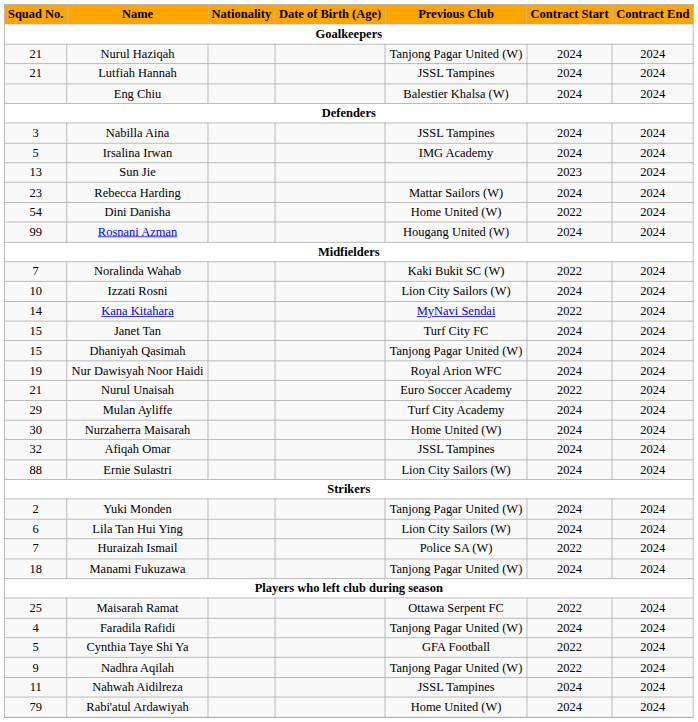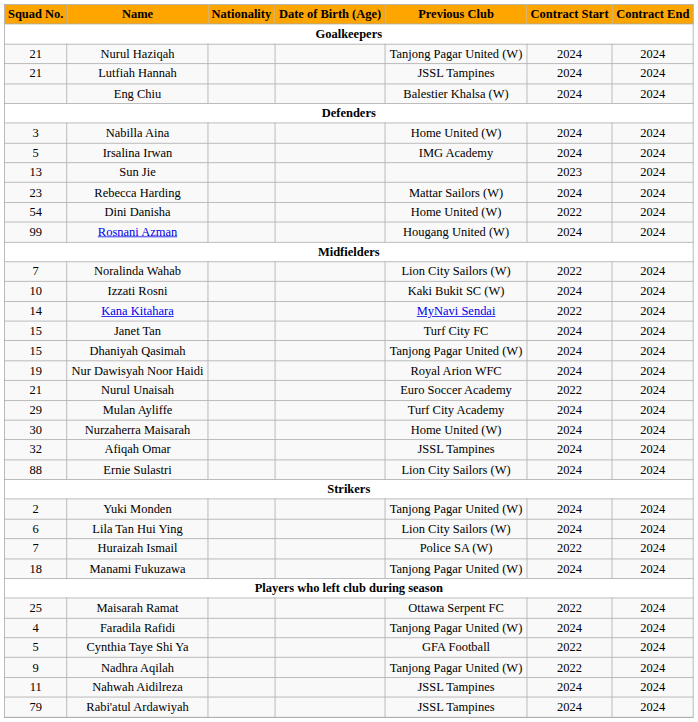(456, 133) JSSL Tampines -> (456, 133) Home United (W)
(456, 271) Kaki Bukit SC (W) -> (456, 271) Lion City Sailors (W)
(456, 291) Lion City Sailors (W) -> (456, 291) Kaki Bukit SC (W)
(456, 707) Home United (W) -> (456, 707) JSSL Tampines
